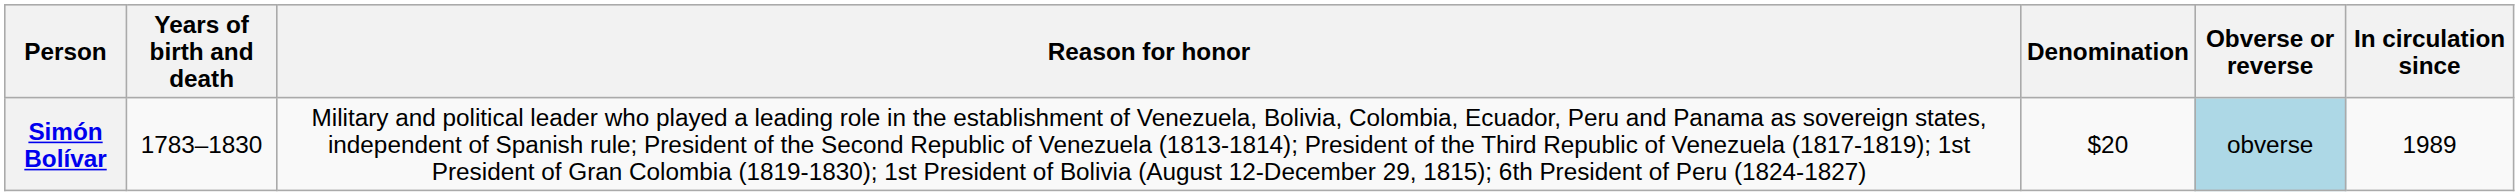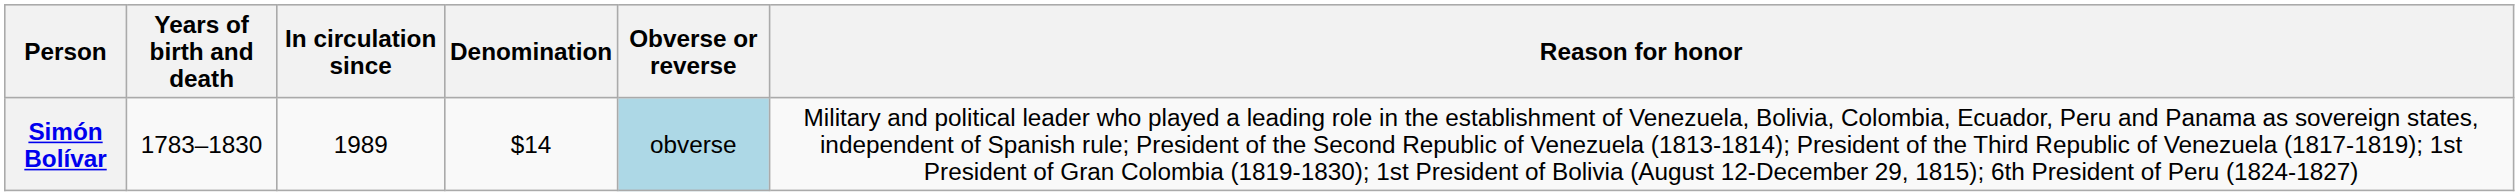columns swapped: (1149, 51) <-> (2430, 51)
(2108, 144) $20 -> (531, 144) $14
